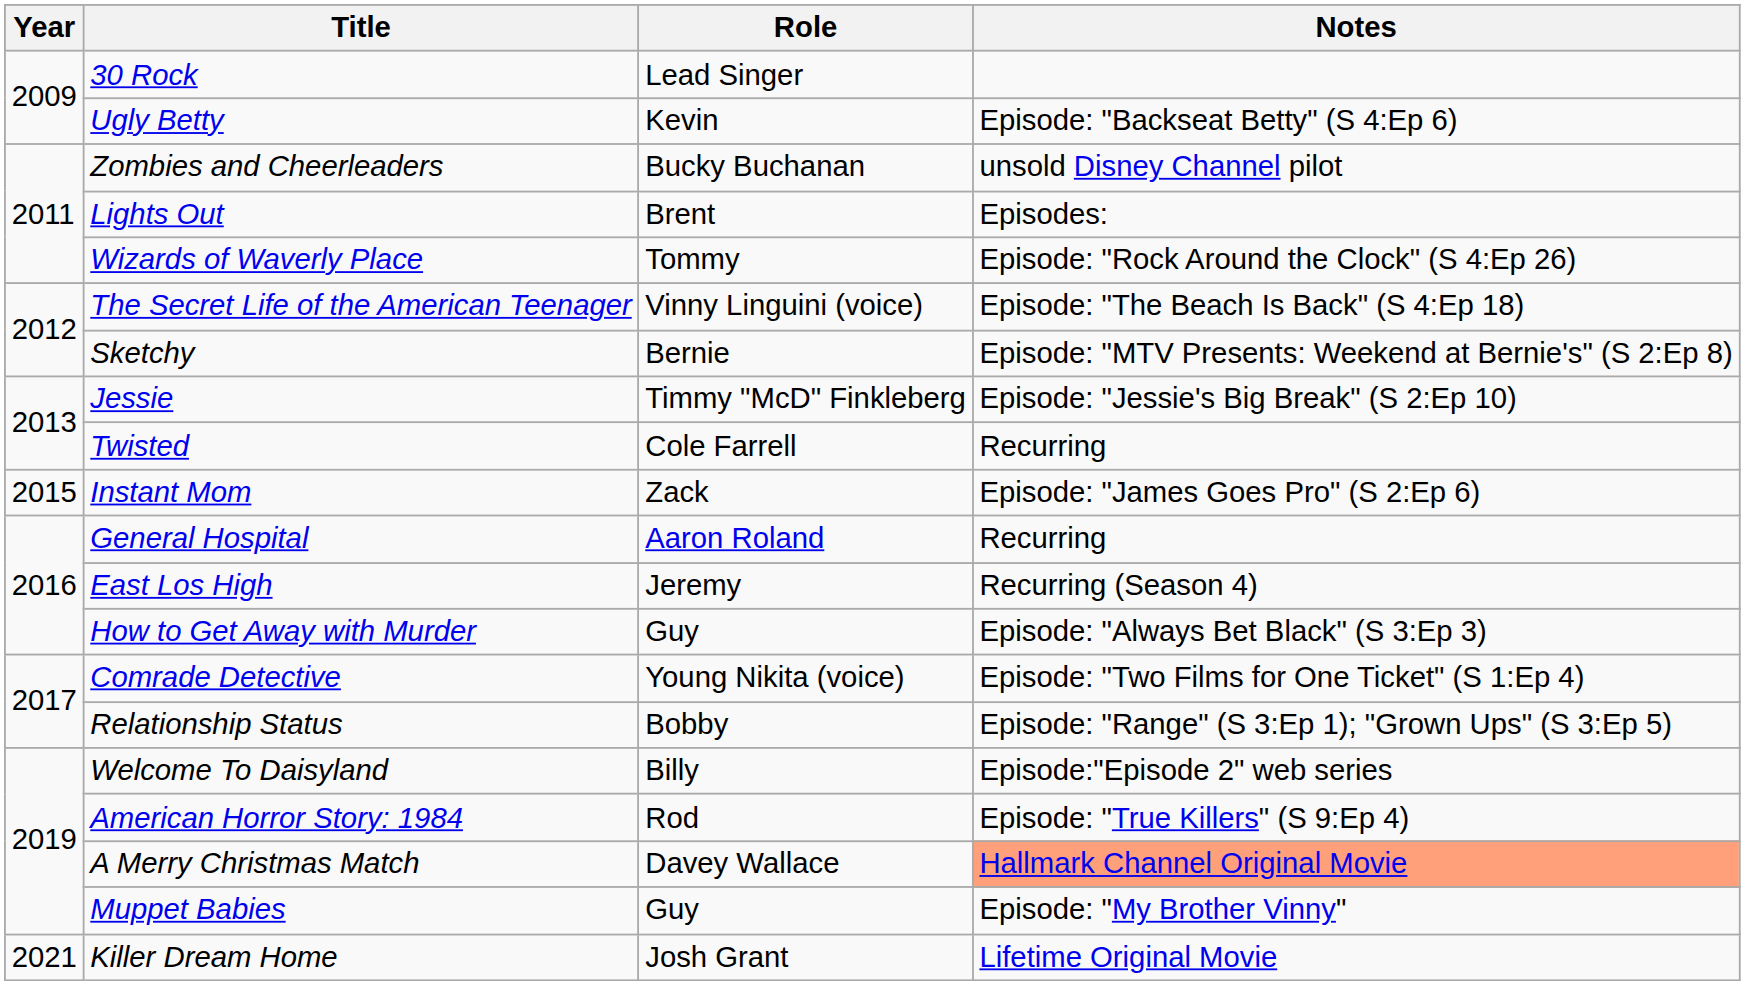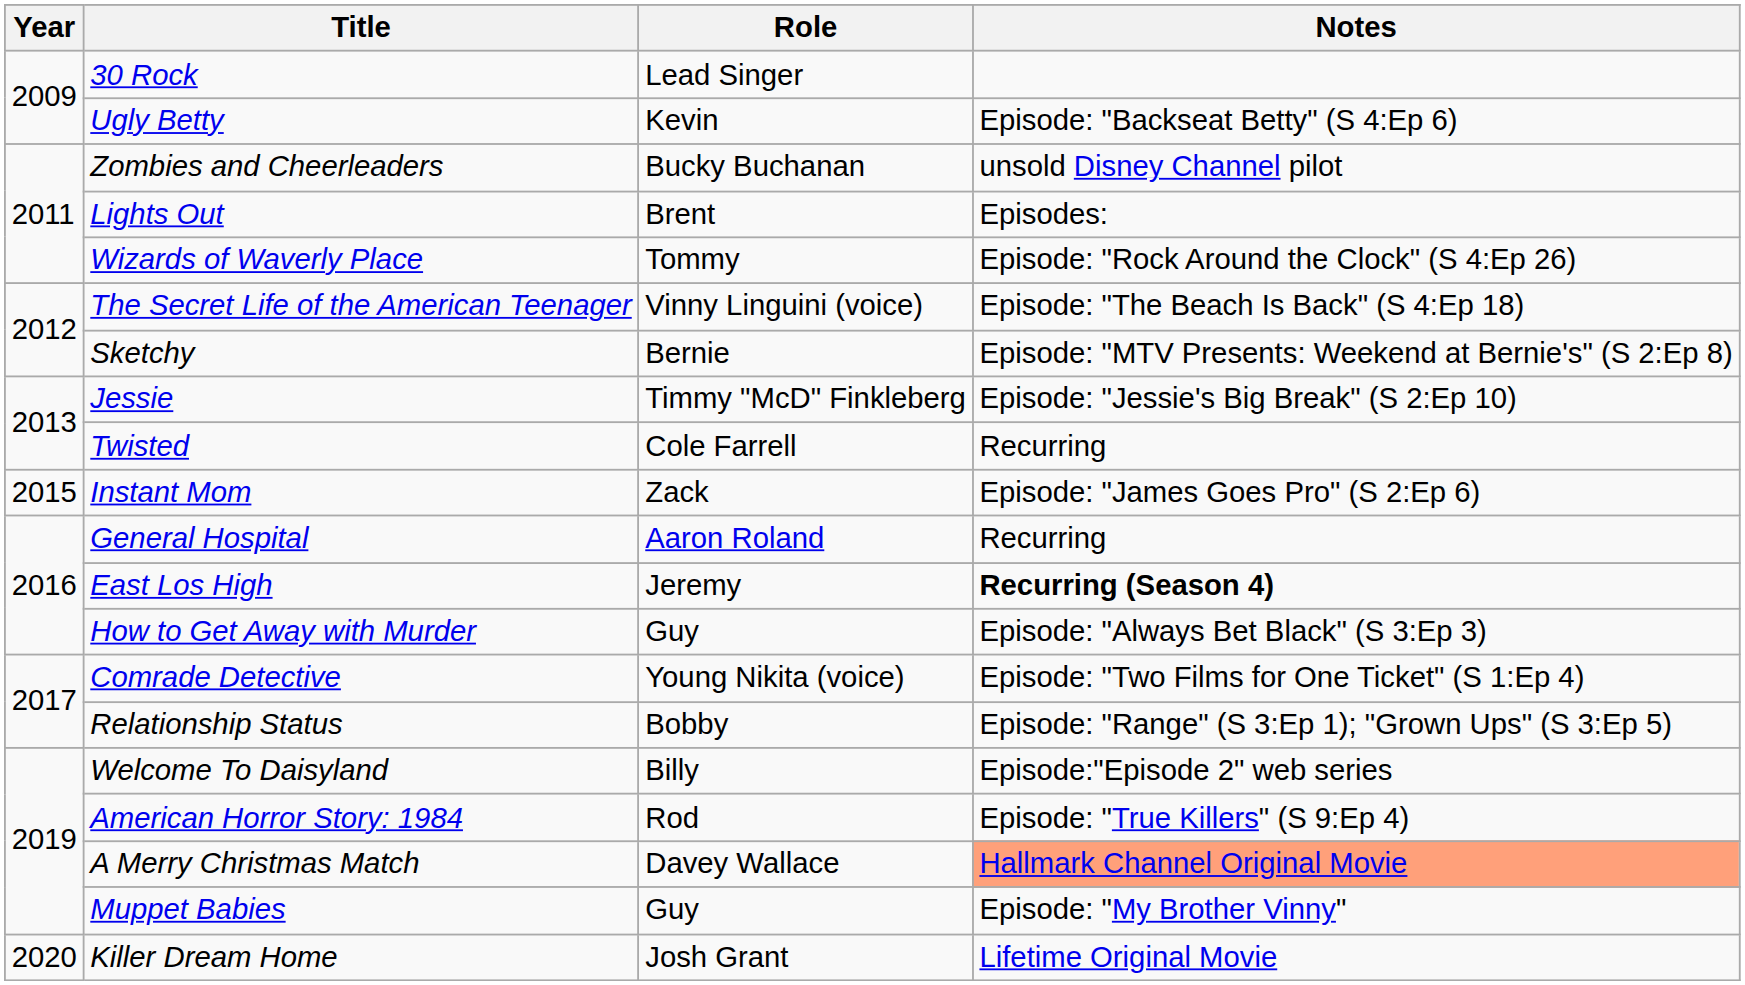(1119, 584) normal -> (1127, 584) bold
(44, 956) 2021 -> (44, 956) 2020
